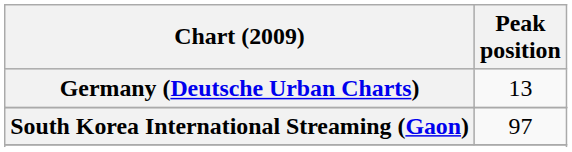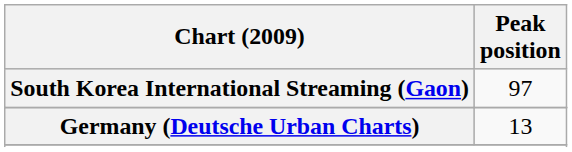rows swapped: (240, 88) <-> (240, 125)
